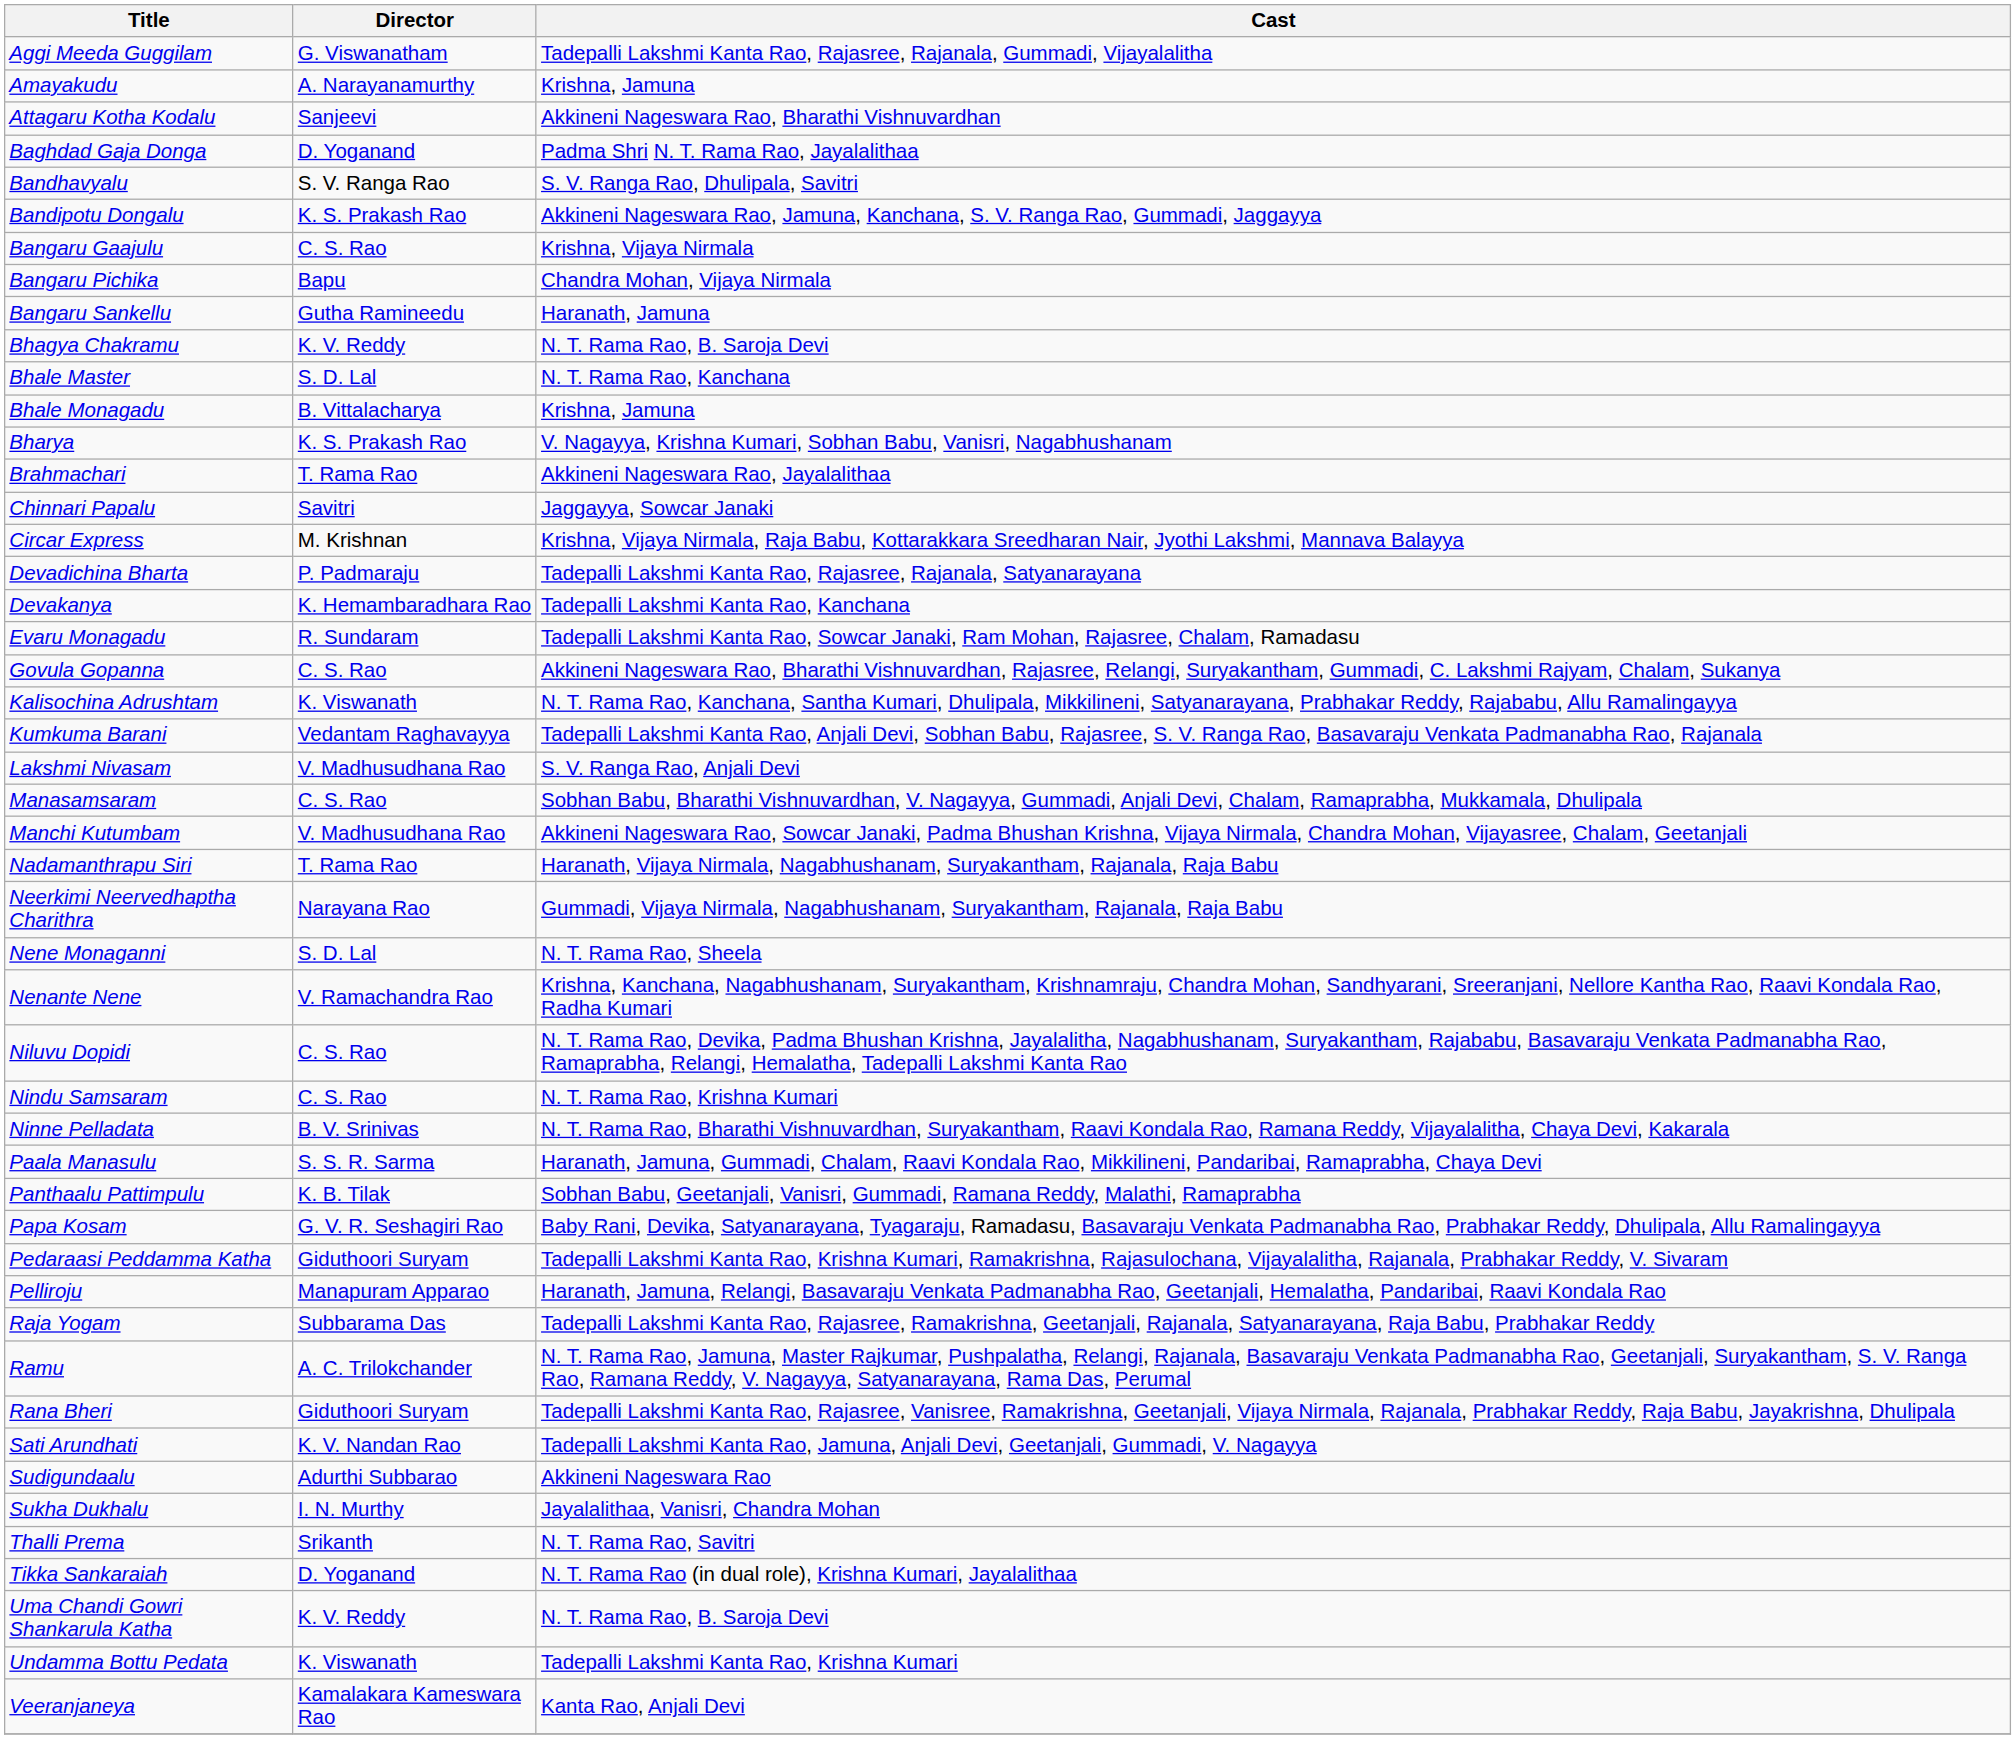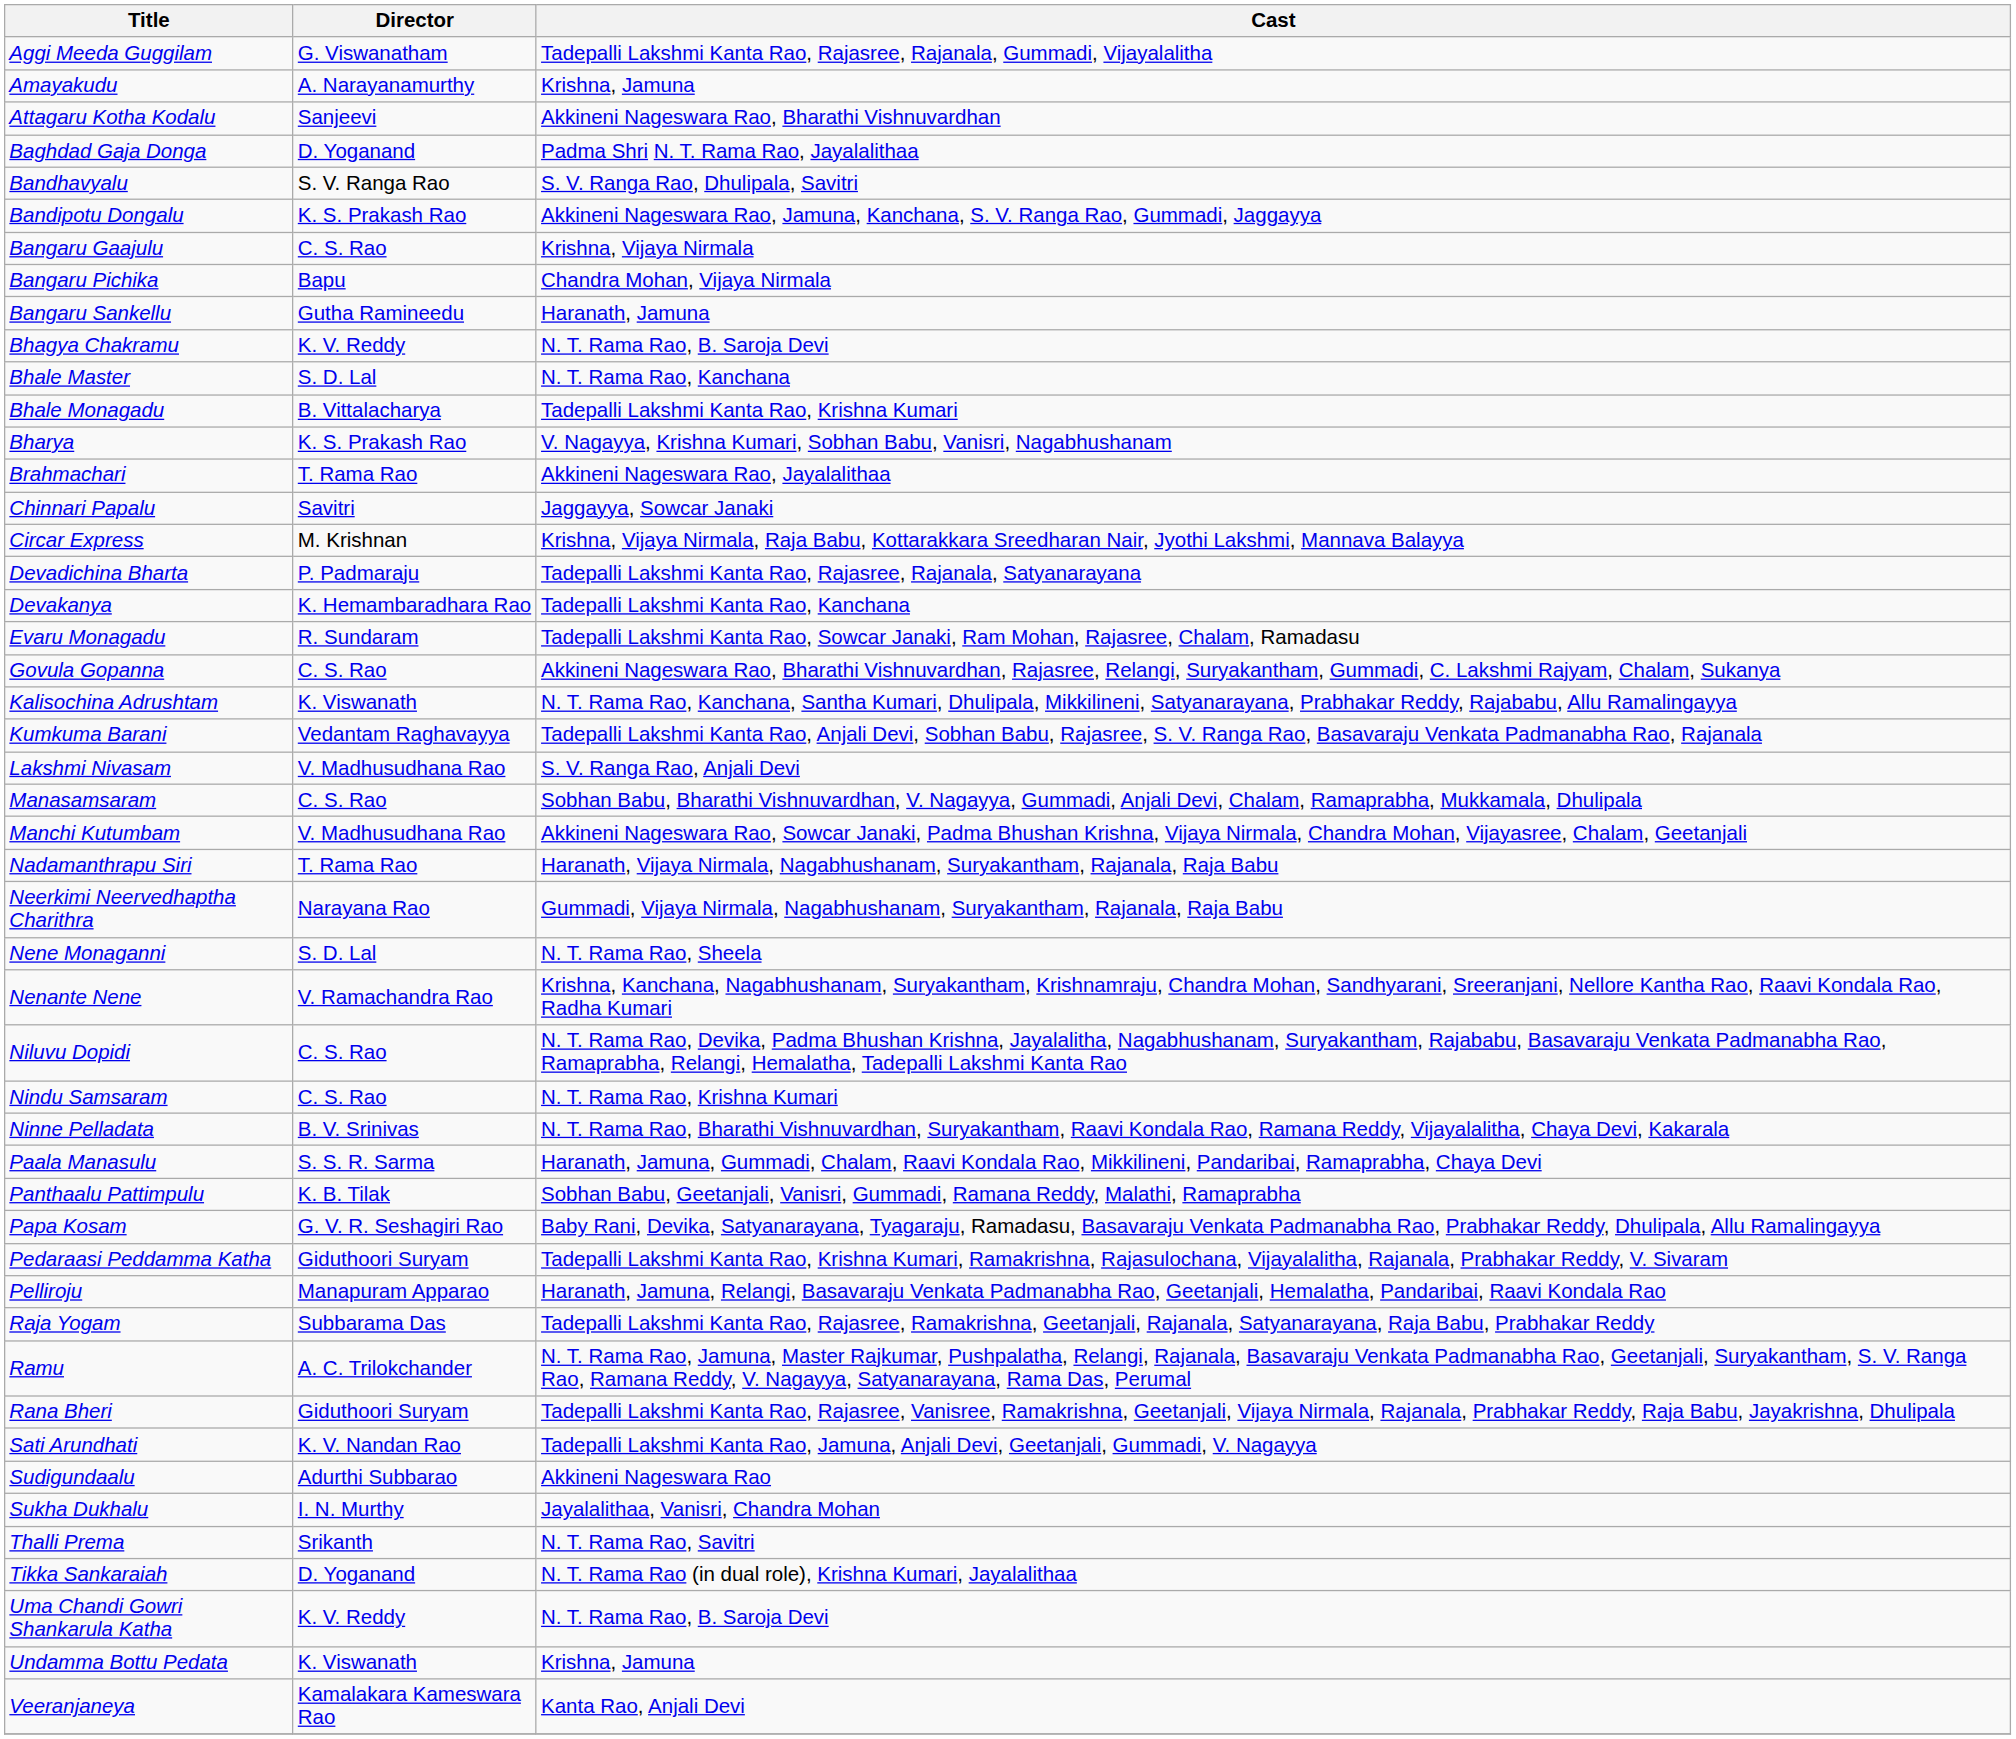(618, 410) Krishna, Jamuna -> (749, 410) Tadepalli Lakshmi Kanta Rao, Krishna Kumari
(749, 1662) Tadepalli Lakshmi Kanta Rao, Krishna Kumari -> (618, 1662) Krishna, Jamuna
